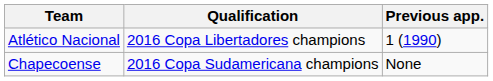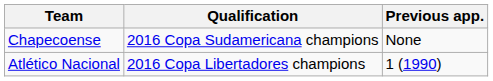rows swapped: (64, 40) <-> (54, 64)
